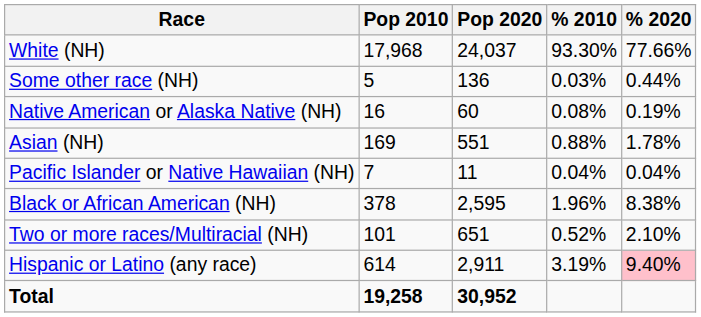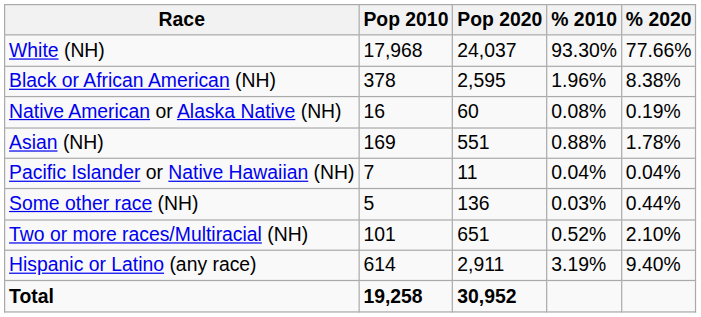rows swapped: (142, 204) <-> (104, 81)
(653, 265) pink background -> (653, 265) no background
